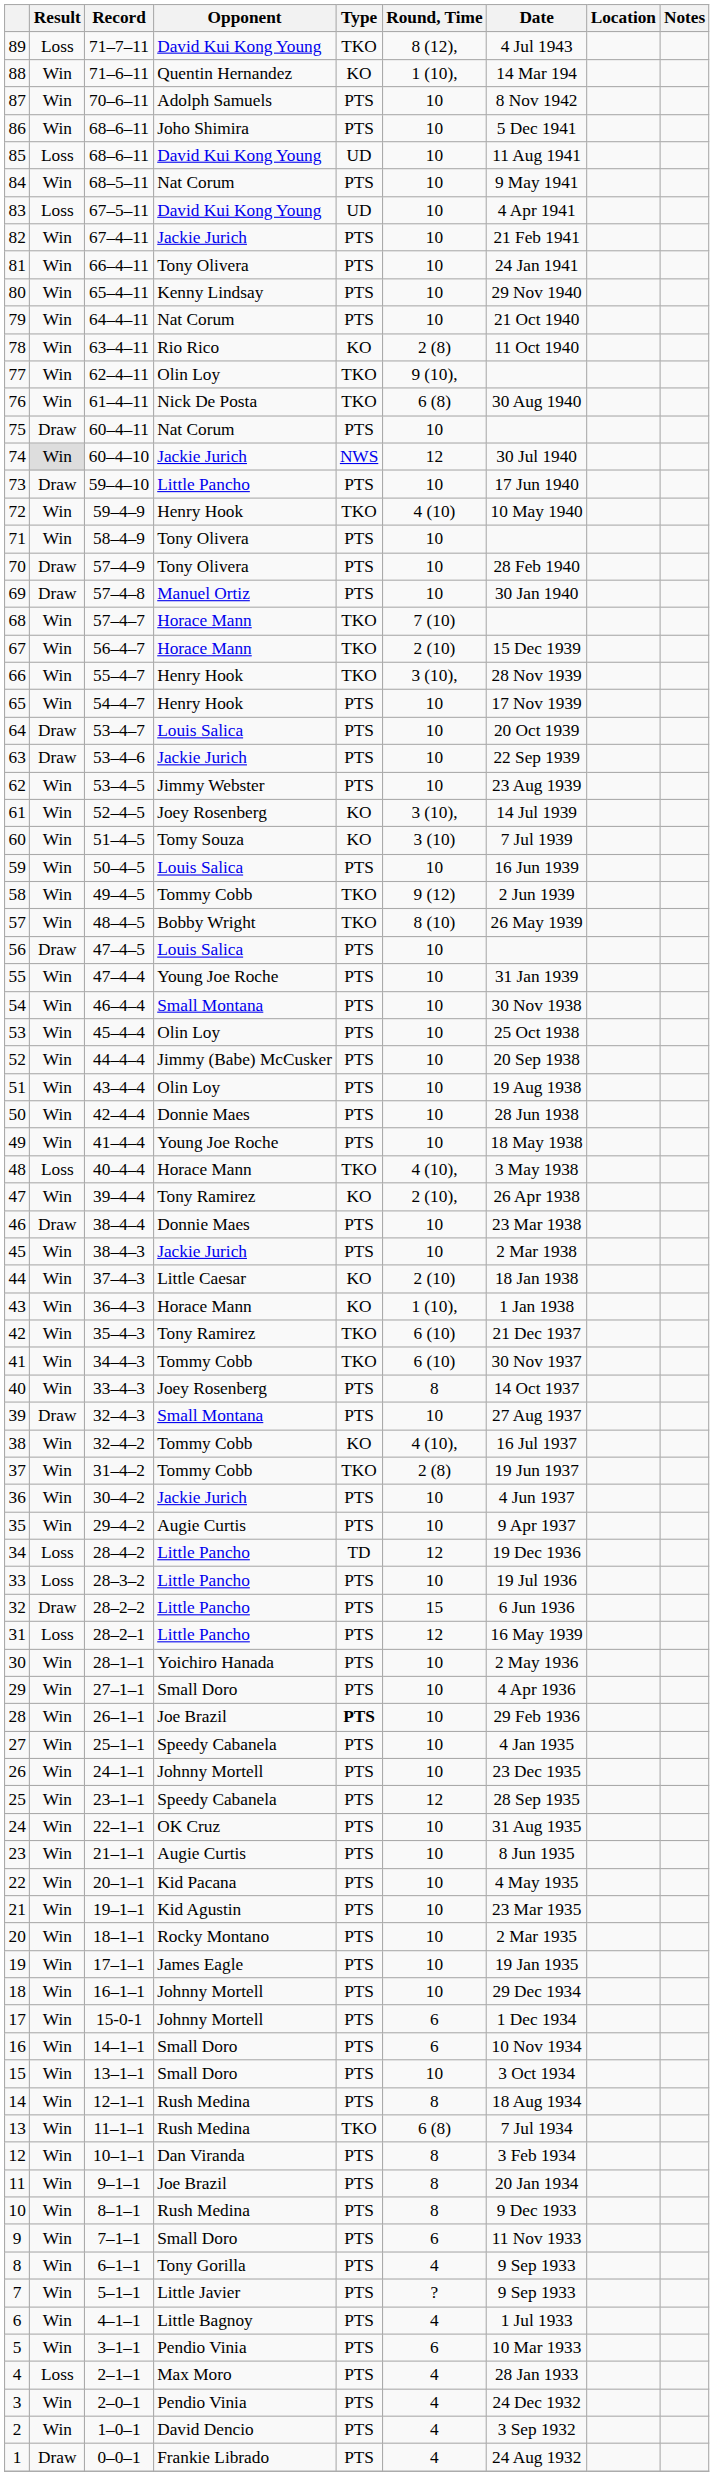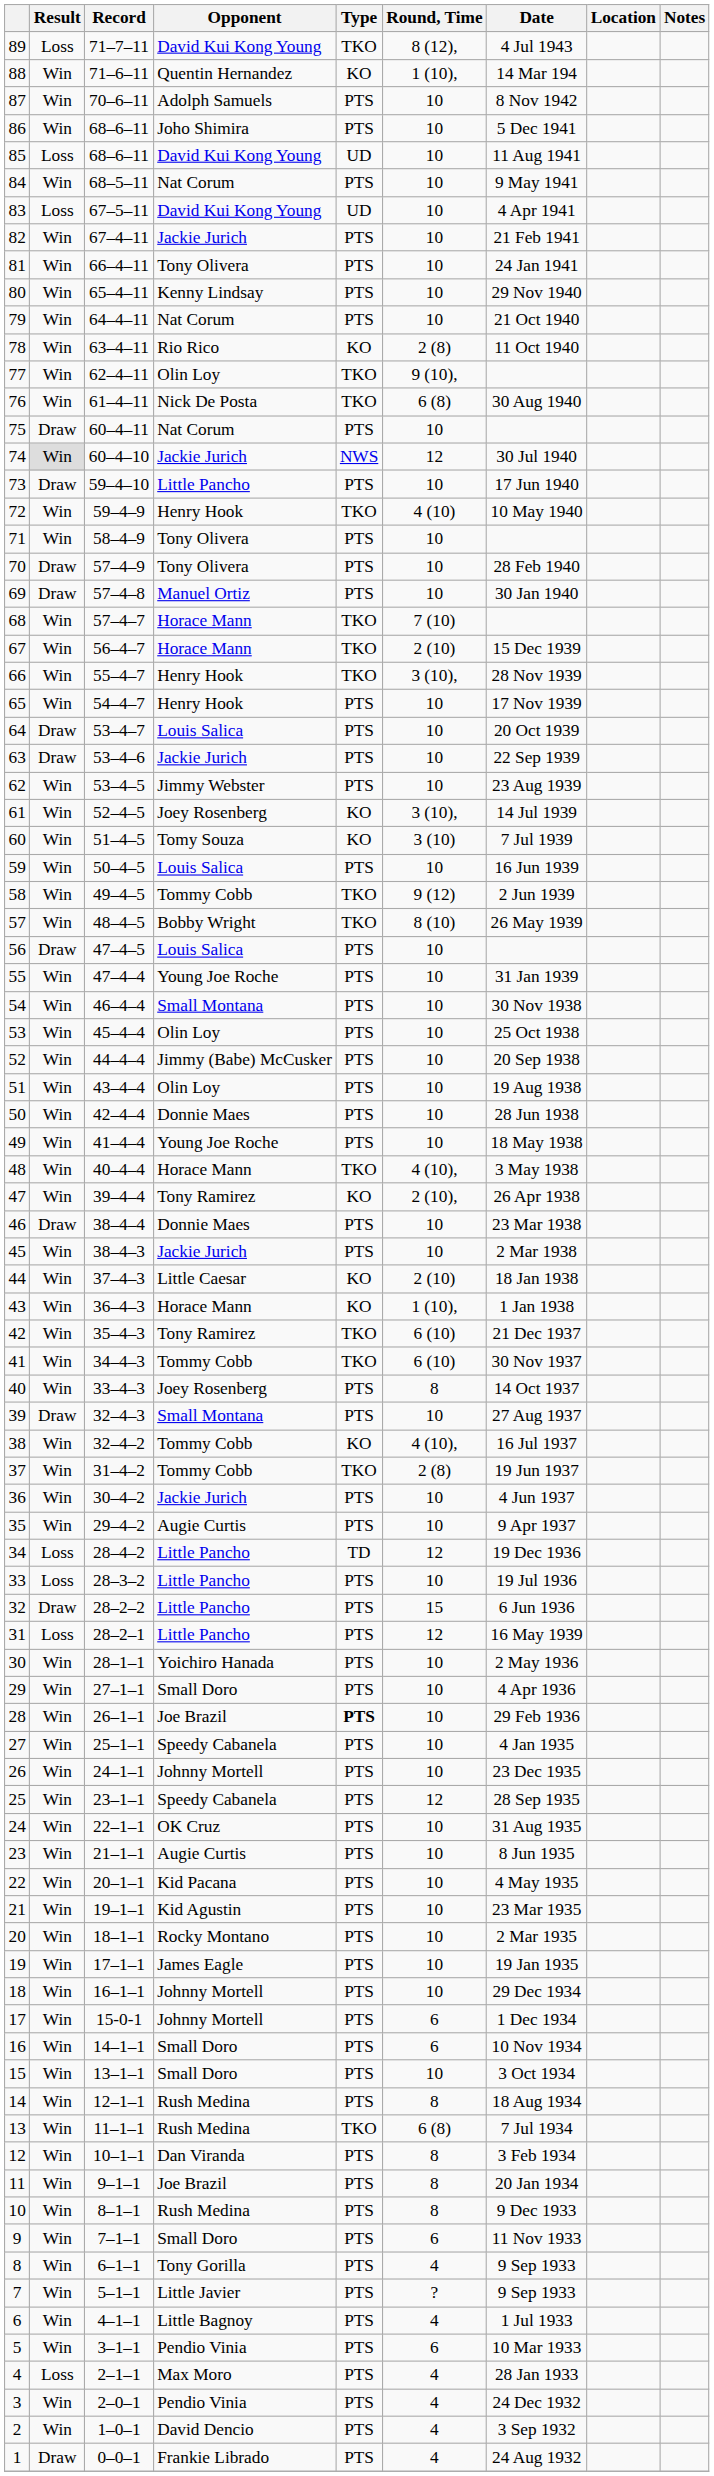(57, 1169) Loss -> (57, 1169) Win
